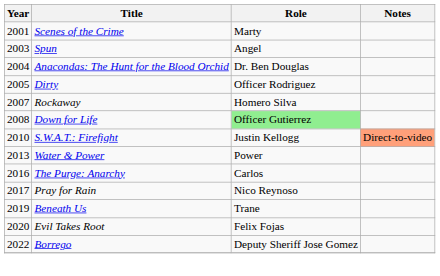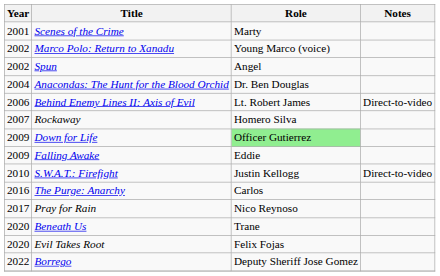+ row: (104, 48)
(18, 48) 2003 -> (18, 66) 2002
- row: (46, 84)
+ row: (115, 102)
(18, 119) 2008 -> (18, 137) 2009
+ row: (67, 155)
(398, 137) lightsalmon background -> (398, 173) no background
- row: (69, 155)
(18, 208) 2019 -> (18, 226) 2020
